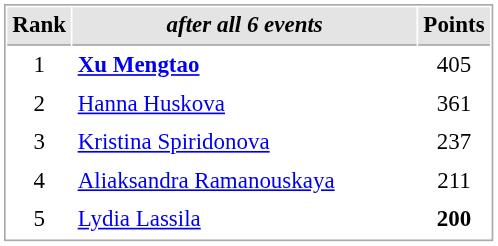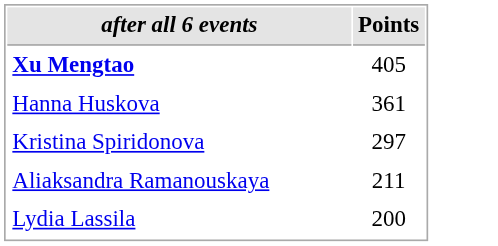- column: (39, 25)
(454, 142) 237 -> (389, 142) 297
(454, 219) bold -> (389, 219) normal
